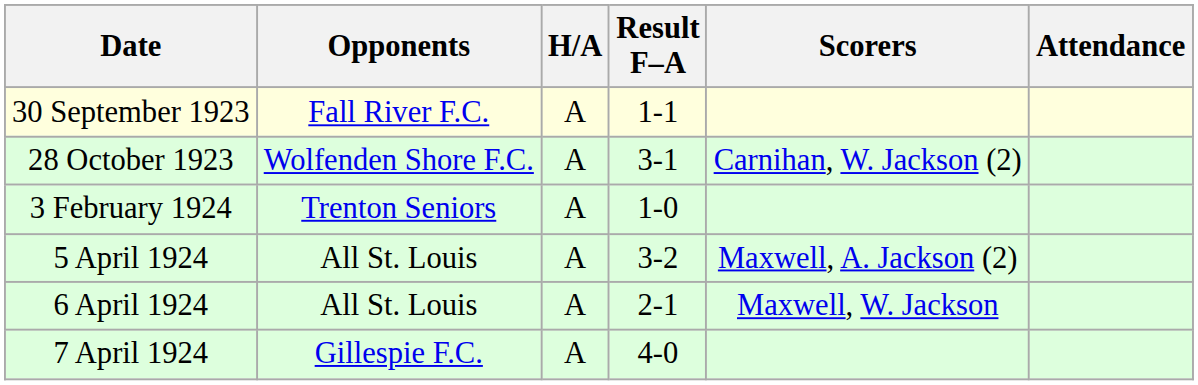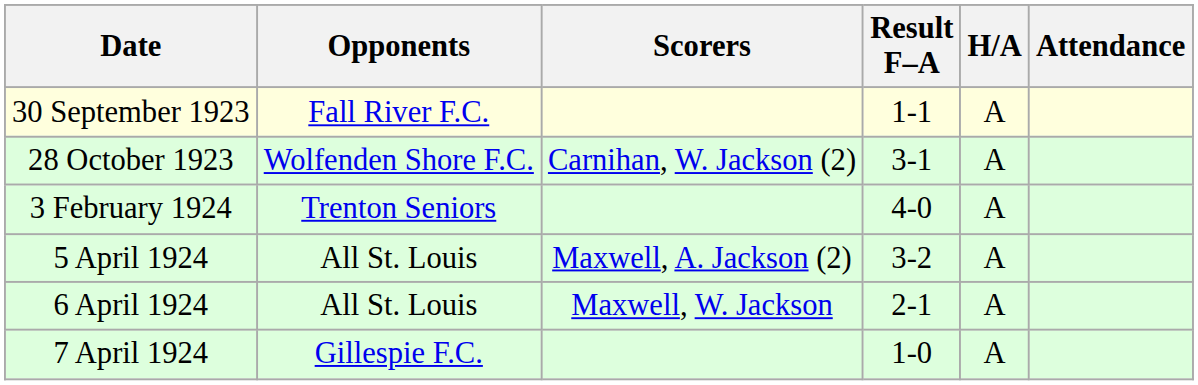columns swapped: (575, 45) <-> (868, 45)
(658, 208) 1-0 -> (912, 208) 4-0
(658, 353) 4-0 -> (912, 353) 1-0
